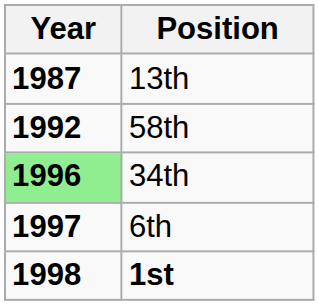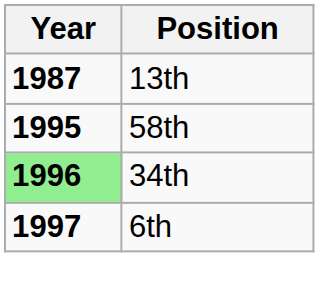(47, 127) 1992 -> (47, 127) 1995
- row: (151, 275)
